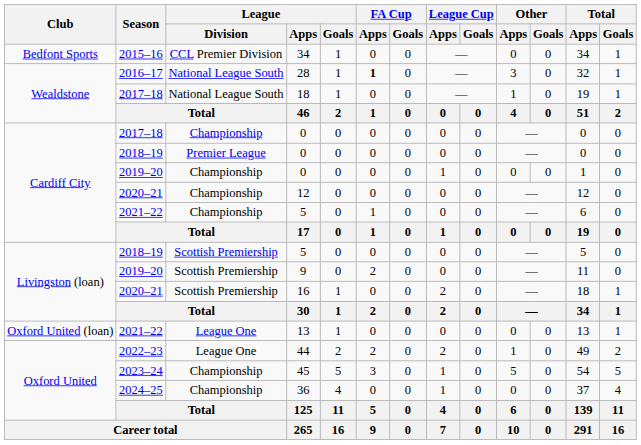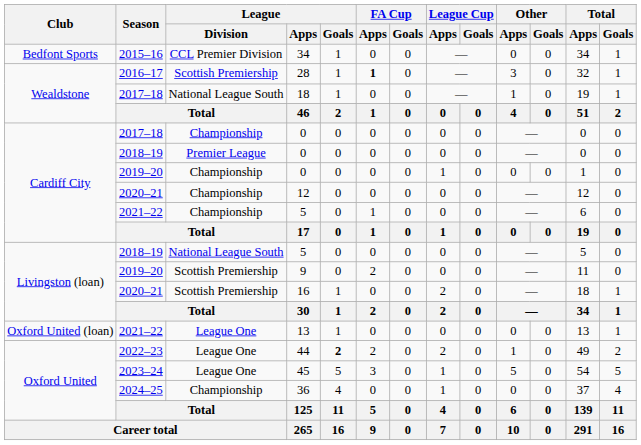(226, 73) National League South -> (226, 73) Scottish Premiership
(226, 251) Scottish Premiership -> (226, 251) National League South
(338, 350) normal -> (338, 350) bold
(226, 370) Championship -> (226, 370) League One
